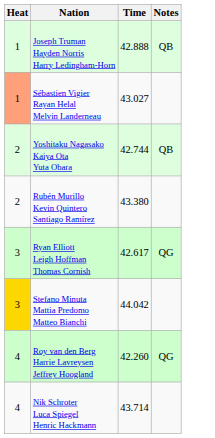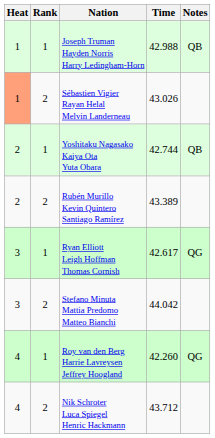+ column: (45, 12)
(134, 46) 42.888 -> (164, 46) 42.988
(134, 98) 43.027 -> (164, 98) 43.026
(134, 201) 43.380 -> (164, 201) 43.389
(17, 304) gold background -> (17, 304) no background
(134, 407) 43.714 -> (164, 407) 43.712
